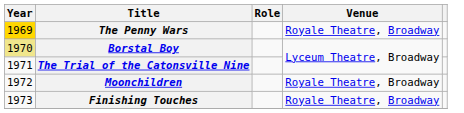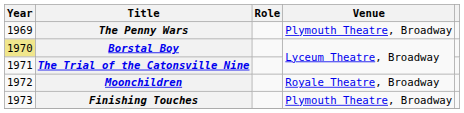(20, 30) gold background -> (20, 30) no background
(362, 30) Royale Theatre, Broadway -> (369, 30) Plymouth Theatre, Broadway
(362, 100) Royale Theatre, Broadway -> (369, 100) Plymouth Theatre, Broadway
